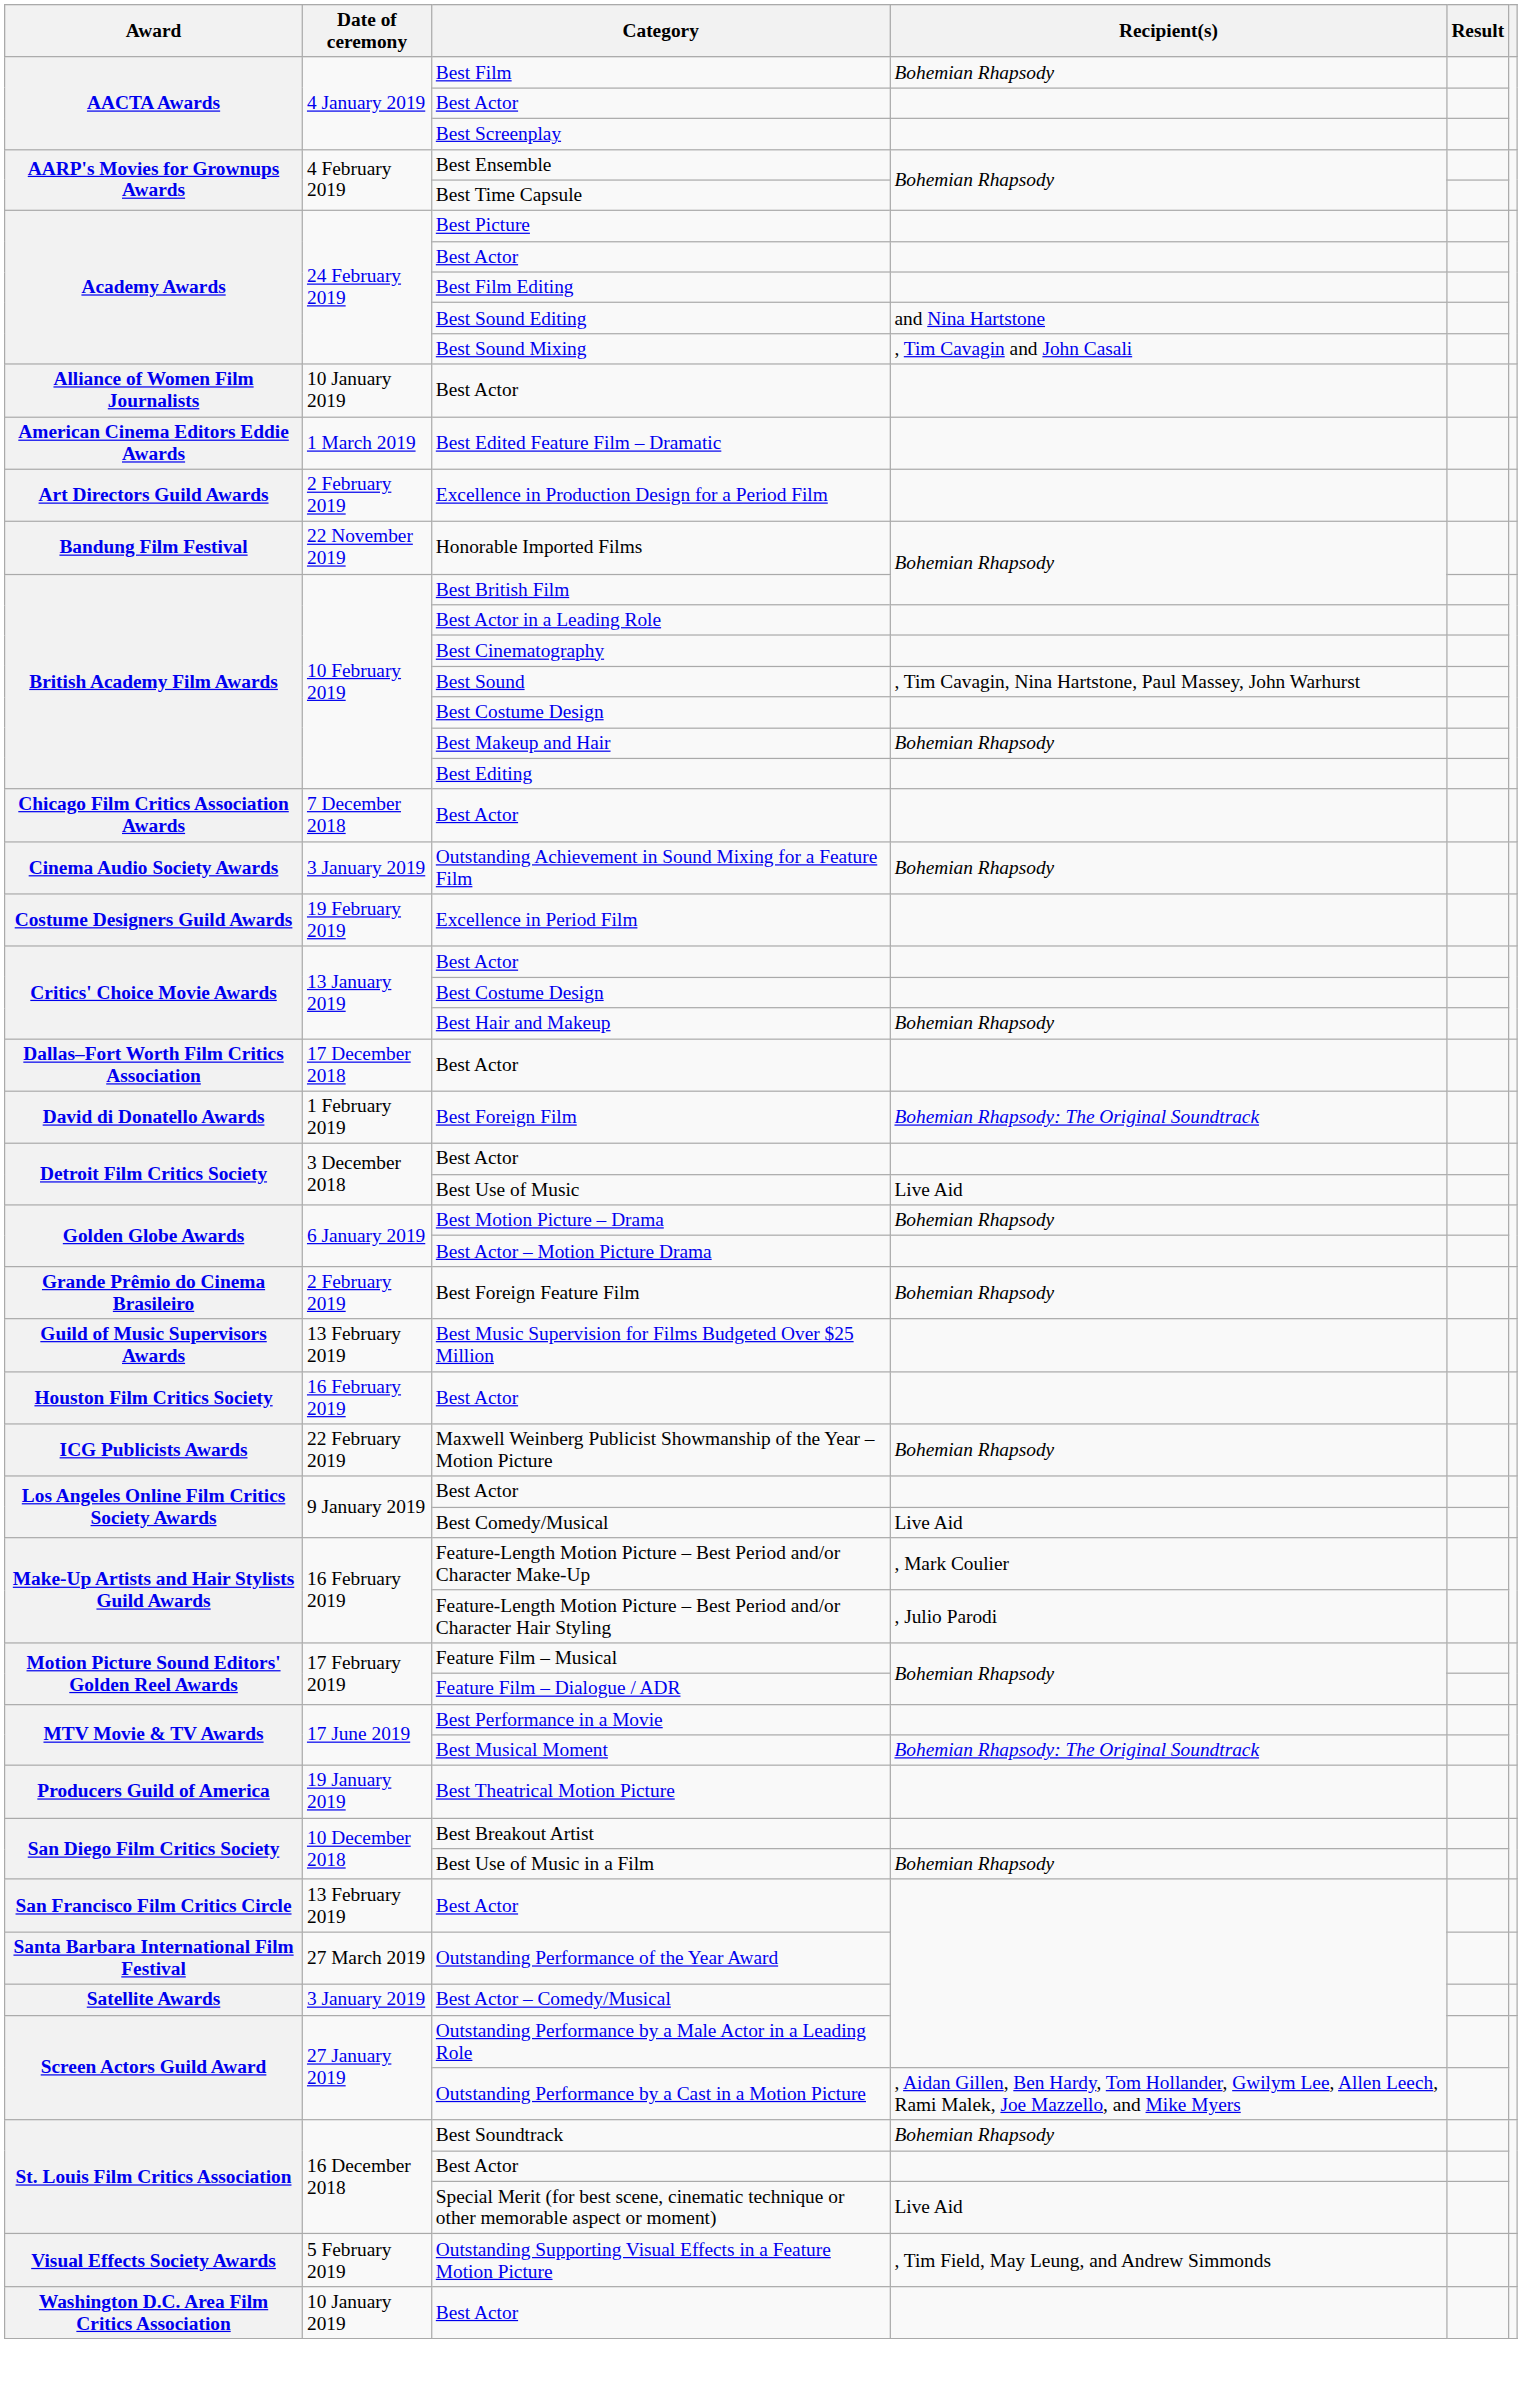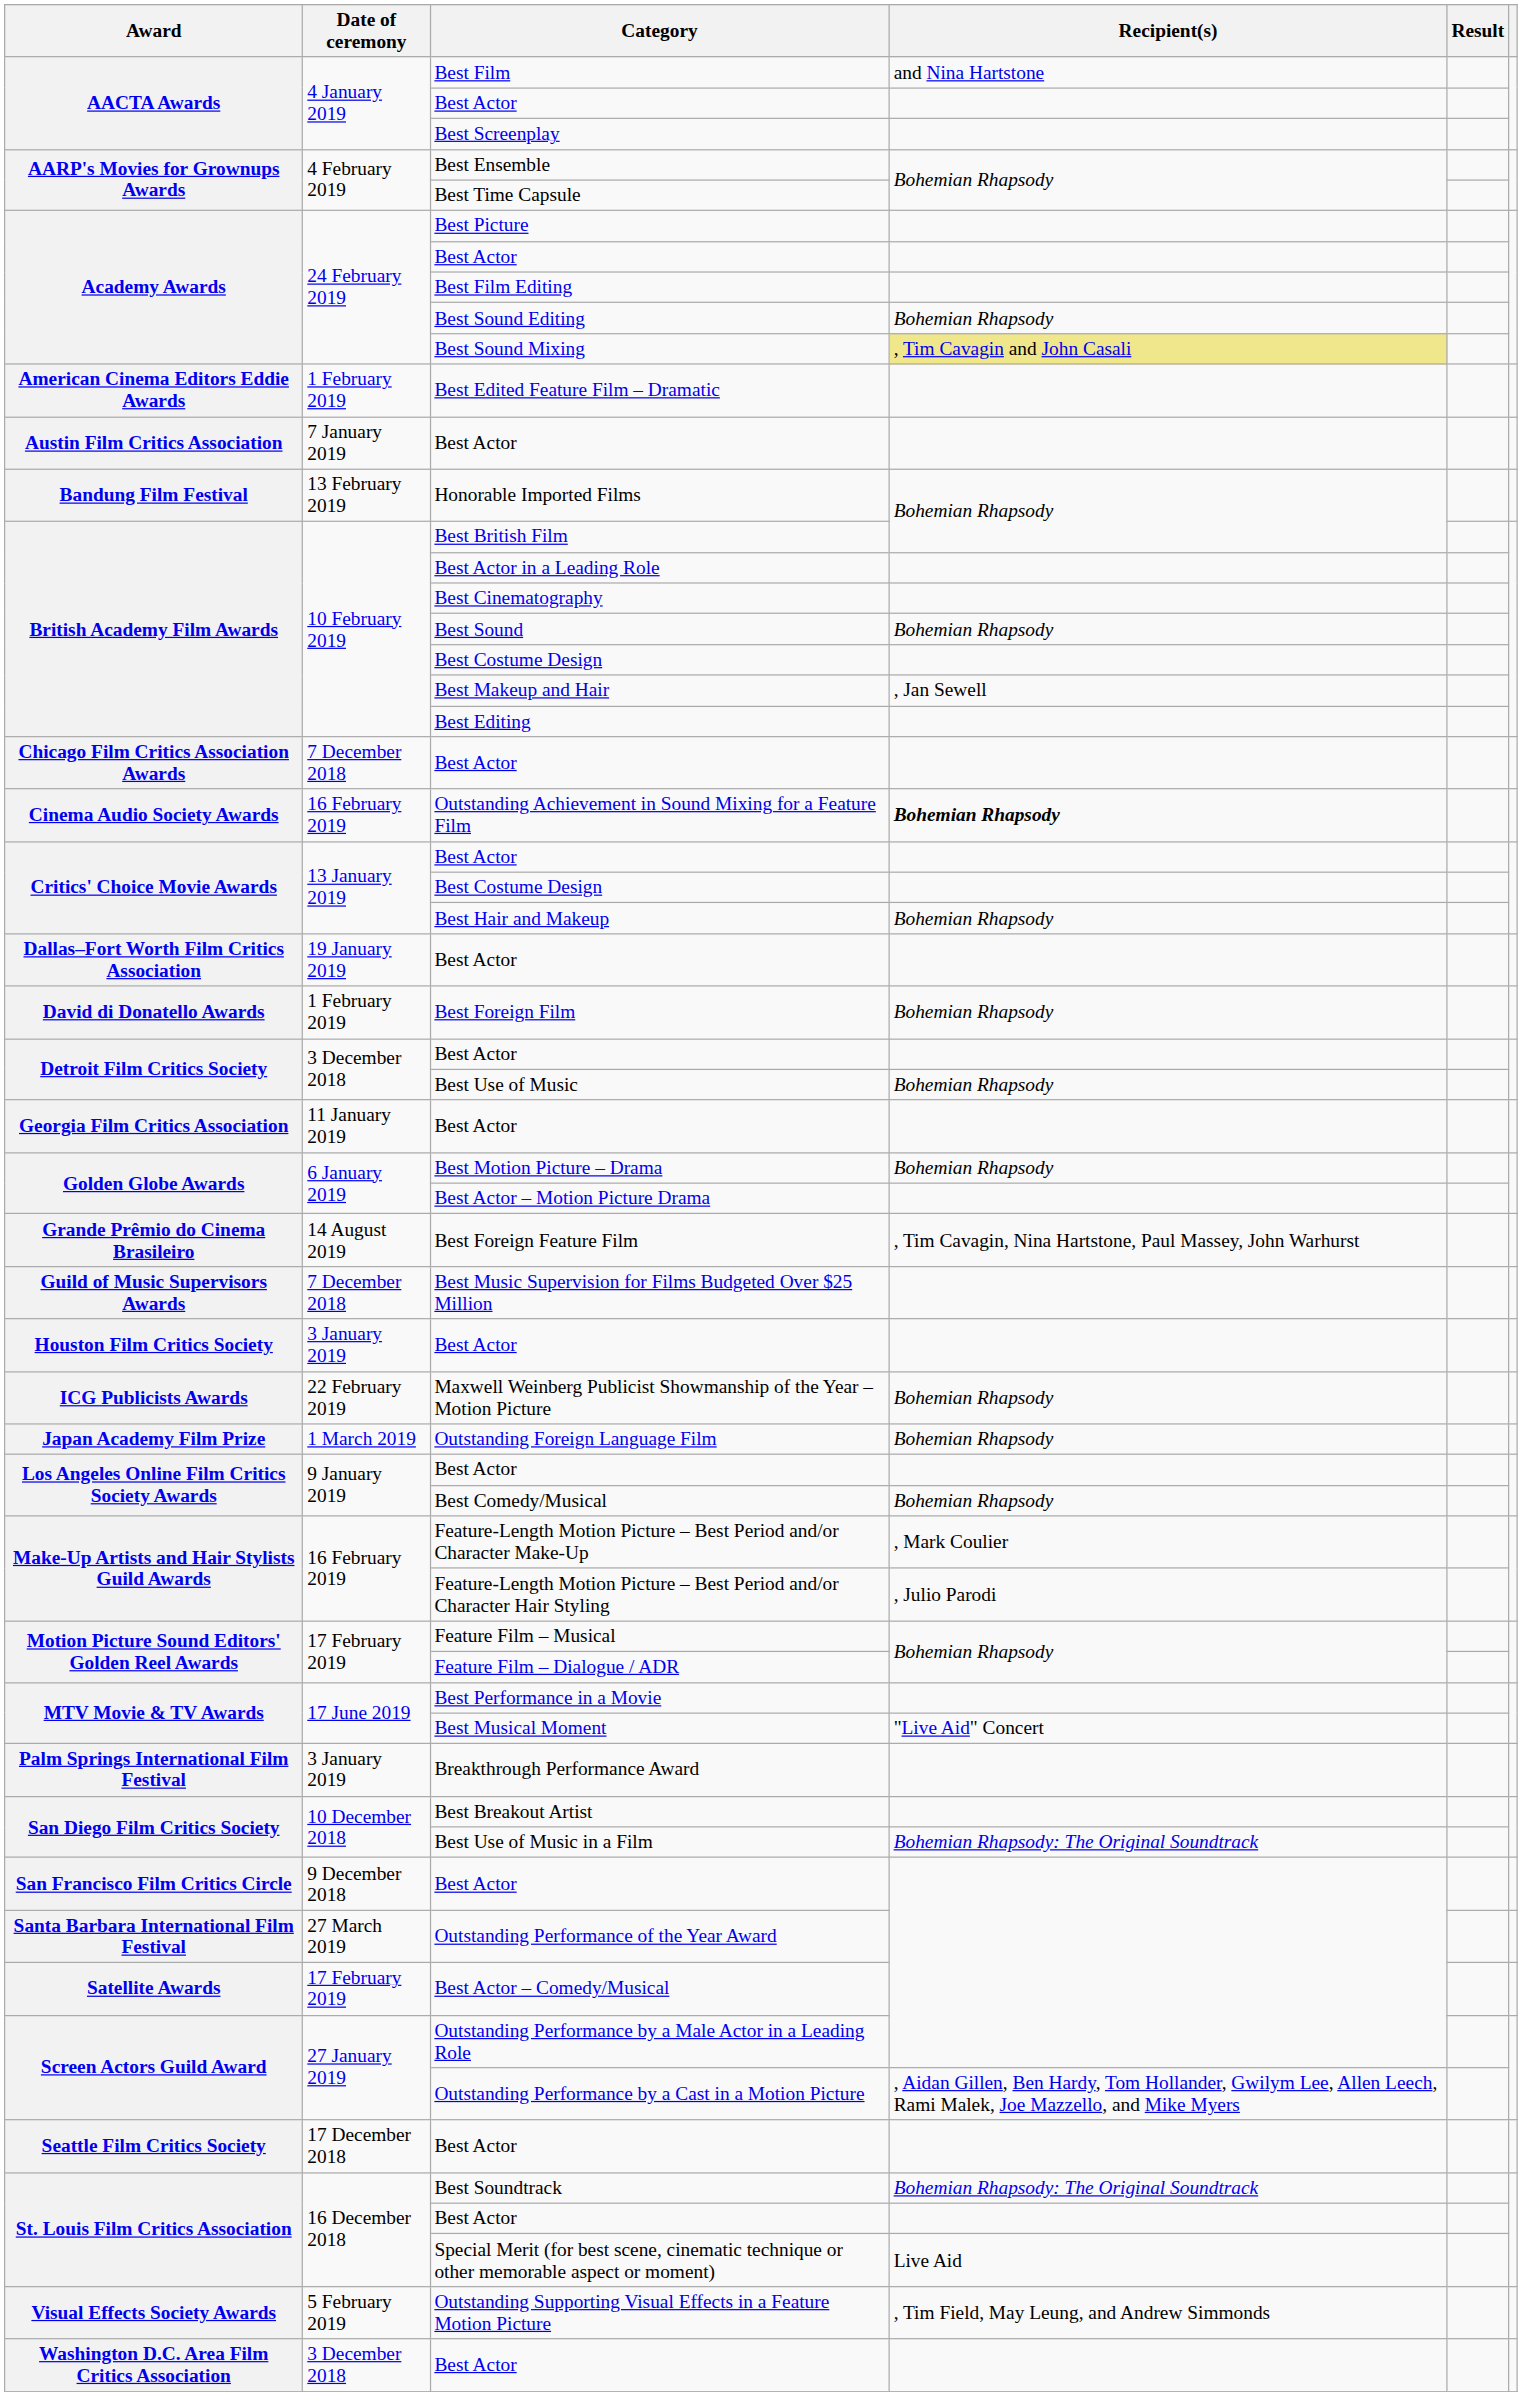(974, 72) Bohemian Rhapsody -> (969, 72) and Nina Hartstone
(970, 317) and Nina Hartstone -> (973, 317) Bohemian Rhapsody
(1013, 348) no background -> (1012, 348) khaki background
- row: (154, 390)
(361, 442) 1 March 2019 -> (350, 390) 1 February 2019
- row: (154, 495)
+ row: (154, 442)
(360, 547) 22 November 2019 -> (354, 495) 13 February 2019
(1127, 681) , Tim Cavagin, Nina Hartstone, Paul Massey, John Warhurst -> (973, 628) Bohemian Rhapsody
(974, 742) Bohemian Rhapsody -> (940, 690) , Jan Sewell
(366, 867) 3 January 2019 -> (354, 815) 16 February 2019
(974, 867) normal -> (977, 815) bold
- row: (154, 920)
(359, 1064) 17 December 2018 -> (350, 959) 19 January 2019
(1077, 1117) Bohemian Rhapsody: The Original Soundtrack -> (973, 1012) Bohemian Rhapsody
(929, 1189) Live Aid -> (973, 1084) Bohemian Rhapsody
+ row: (154, 1126)
(349, 1292) 2 February 2019 -> (347, 1239) 14 August 2019
(974, 1292) Bohemian Rhapsody -> (1127, 1239) , Tim Cavagin, Nina Hartstone, Paul Massey, John Warhurst
(354, 1344) 13 February 2019 -> (354, 1292) 7 December 2018
(354, 1397) 16 February 2019 -> (345, 1344) 3 January 2019
+ row: (154, 1439)
(929, 1522) Live Aid -> (973, 1500) Bohemian Rhapsody
(1077, 1750) Bohemian Rhapsody: The Original Soundtrack -> (969, 1728) "Live Aid" Concert
+ row: (154, 1769)
- row: (154, 1791)
(974, 1863) Bohemian Rhapsody -> (1076, 1842) Bohemian Rhapsody: The Original Soundtrack
(354, 1905) 13 February 2019 -> (354, 1883) 9 December 2018
(366, 1999) 3 January 2019 -> (354, 1988) 17 February 2019
+ row: (154, 2146)
(974, 2135) Bohemian Rhapsody -> (1076, 2187) Bohemian Rhapsody: The Original Soundtrack
(349, 2312) 10 January 2019 -> (354, 2364) 3 December 2018
